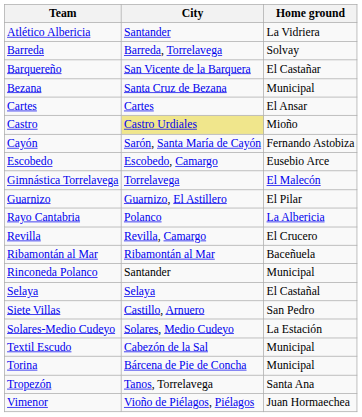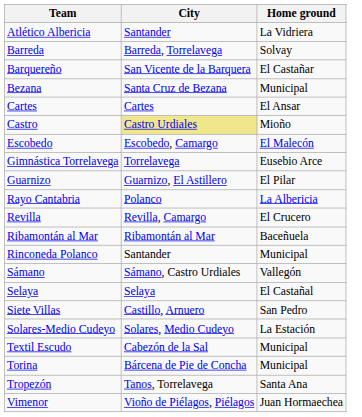- row: (22, 143)
(298, 161) Eusebio Arce -> (287, 143) El Malecón
(294, 180) El Malecón -> (291, 161) Eusebio Arce
+ row: (26, 273)
